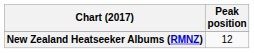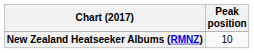(227, 39) 12 -> (227, 39) 10
